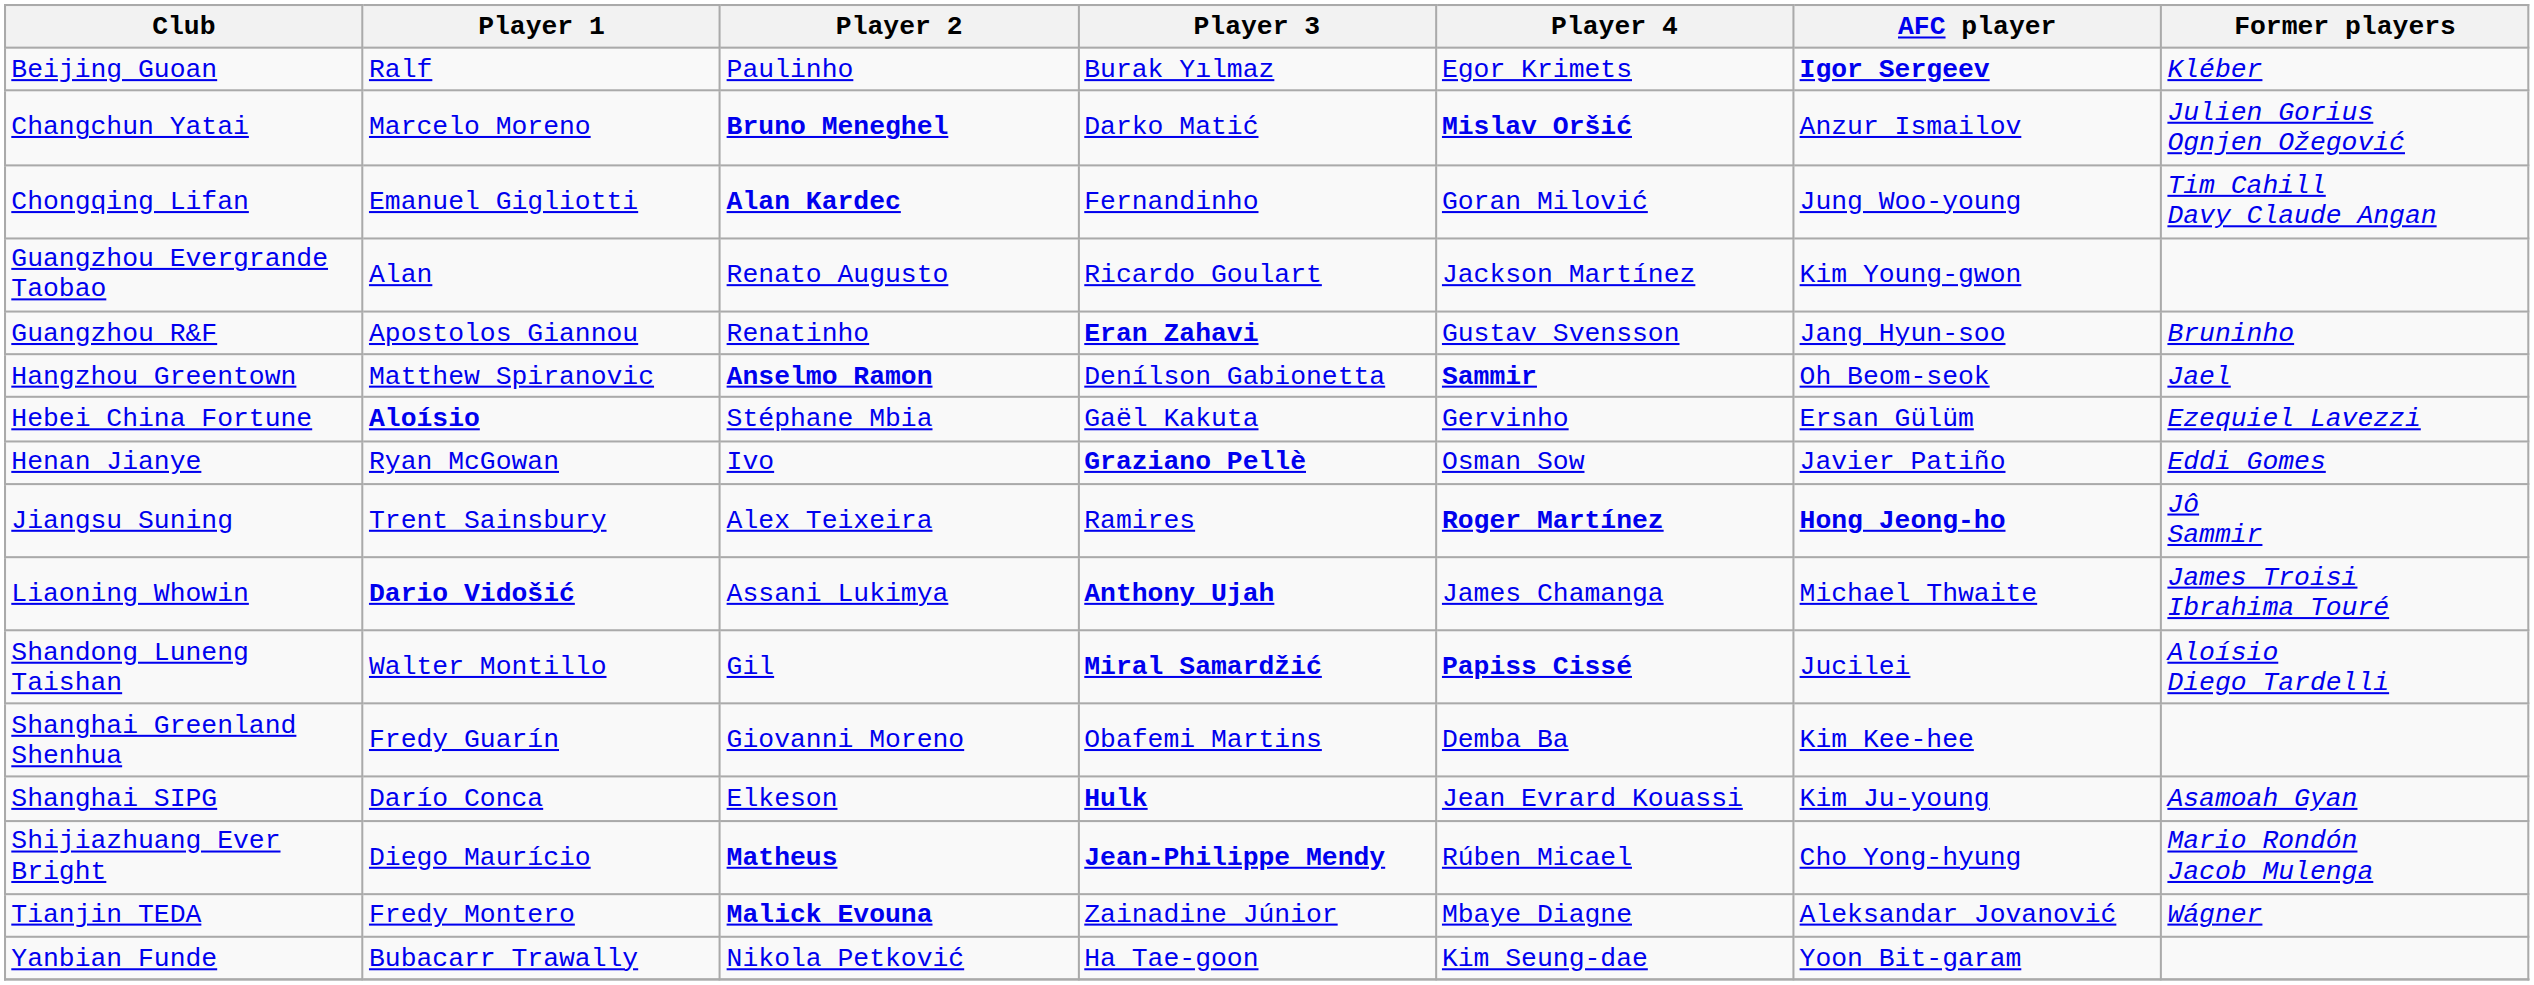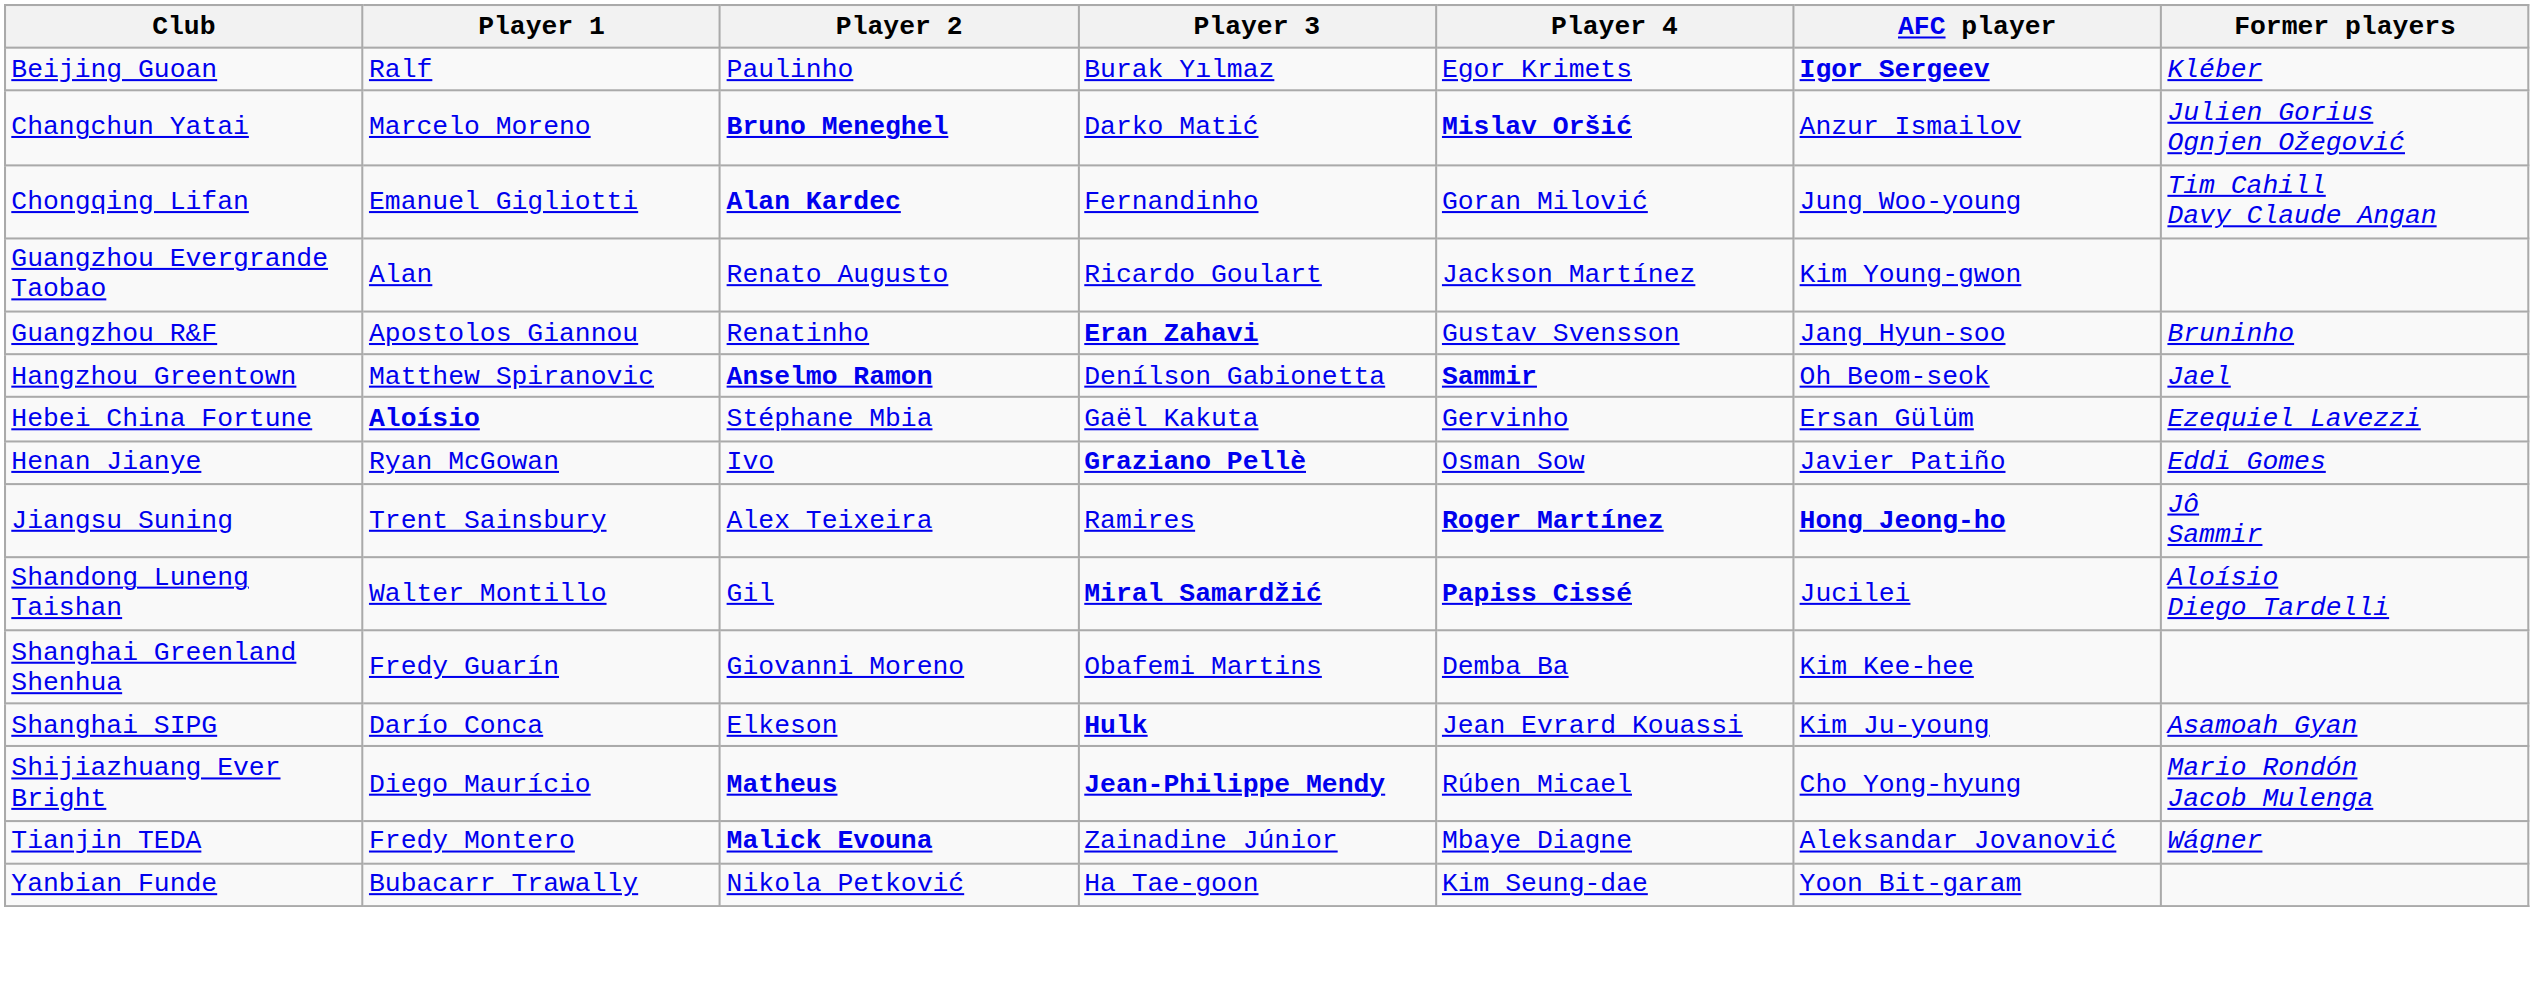- row: (130, 594)
